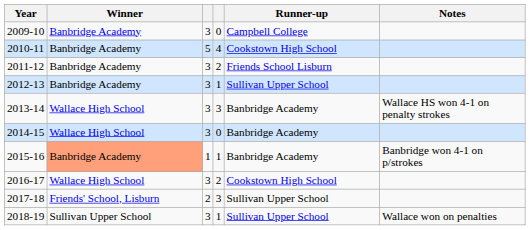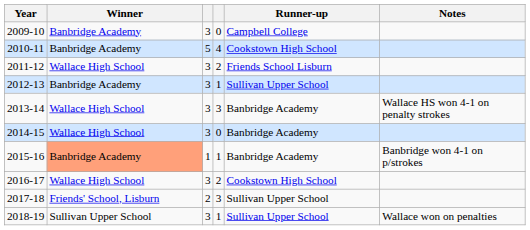(95, 66) Banbridge Academy -> (97, 66) Wallace High School
